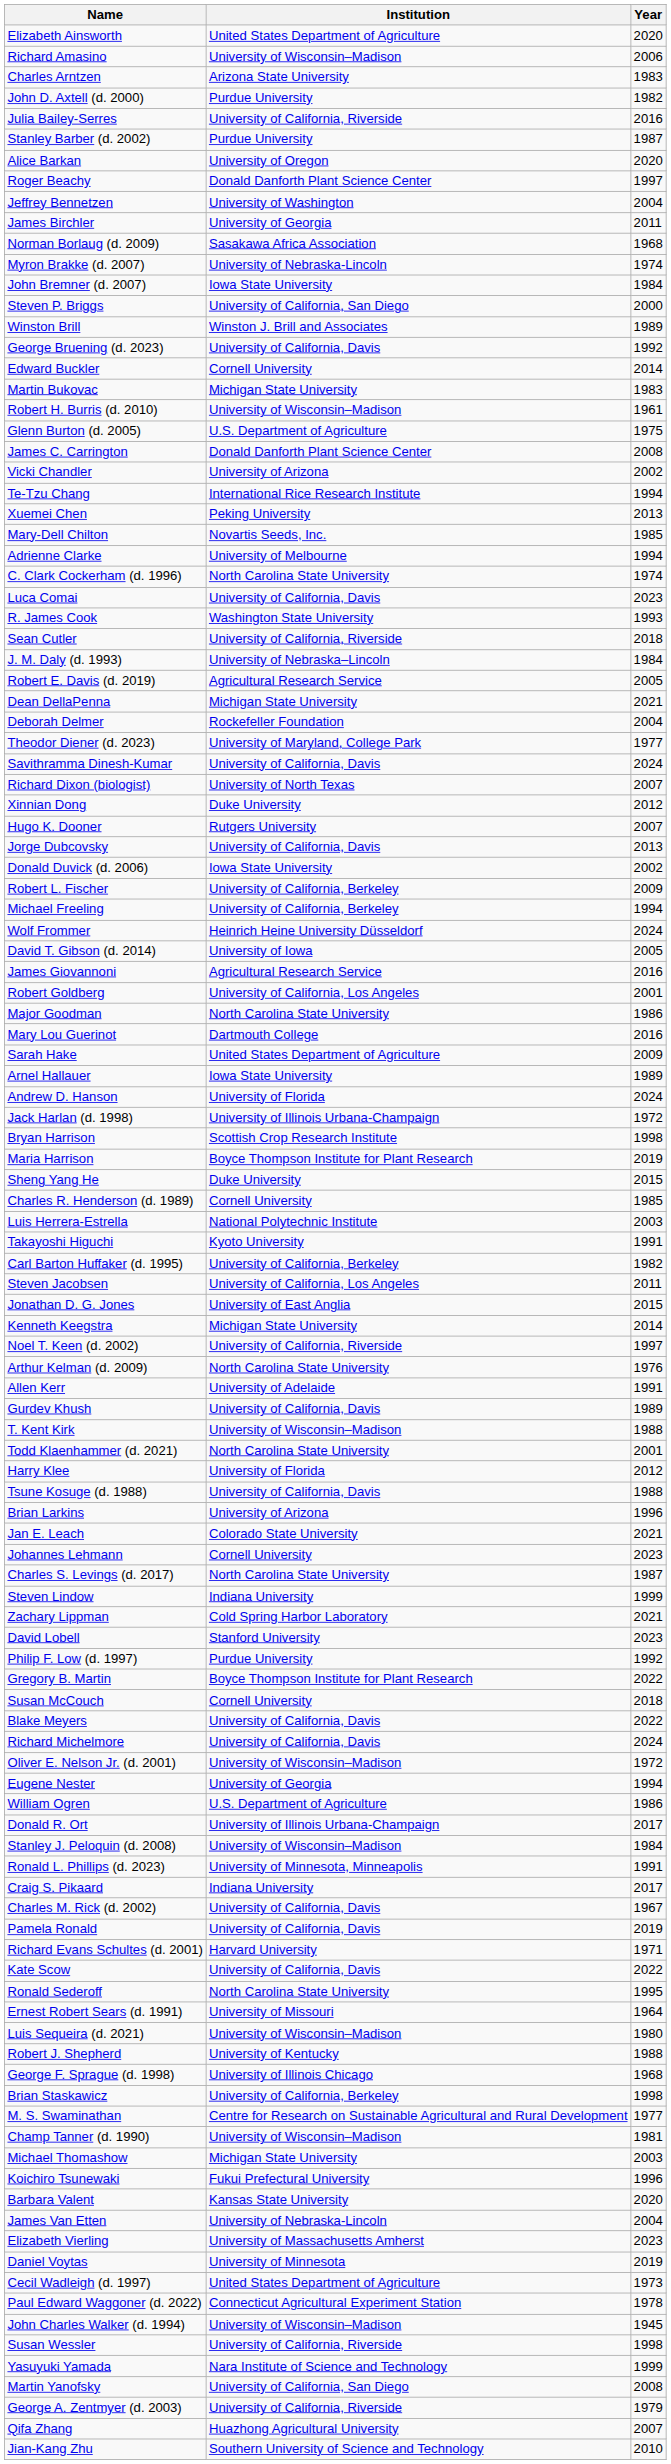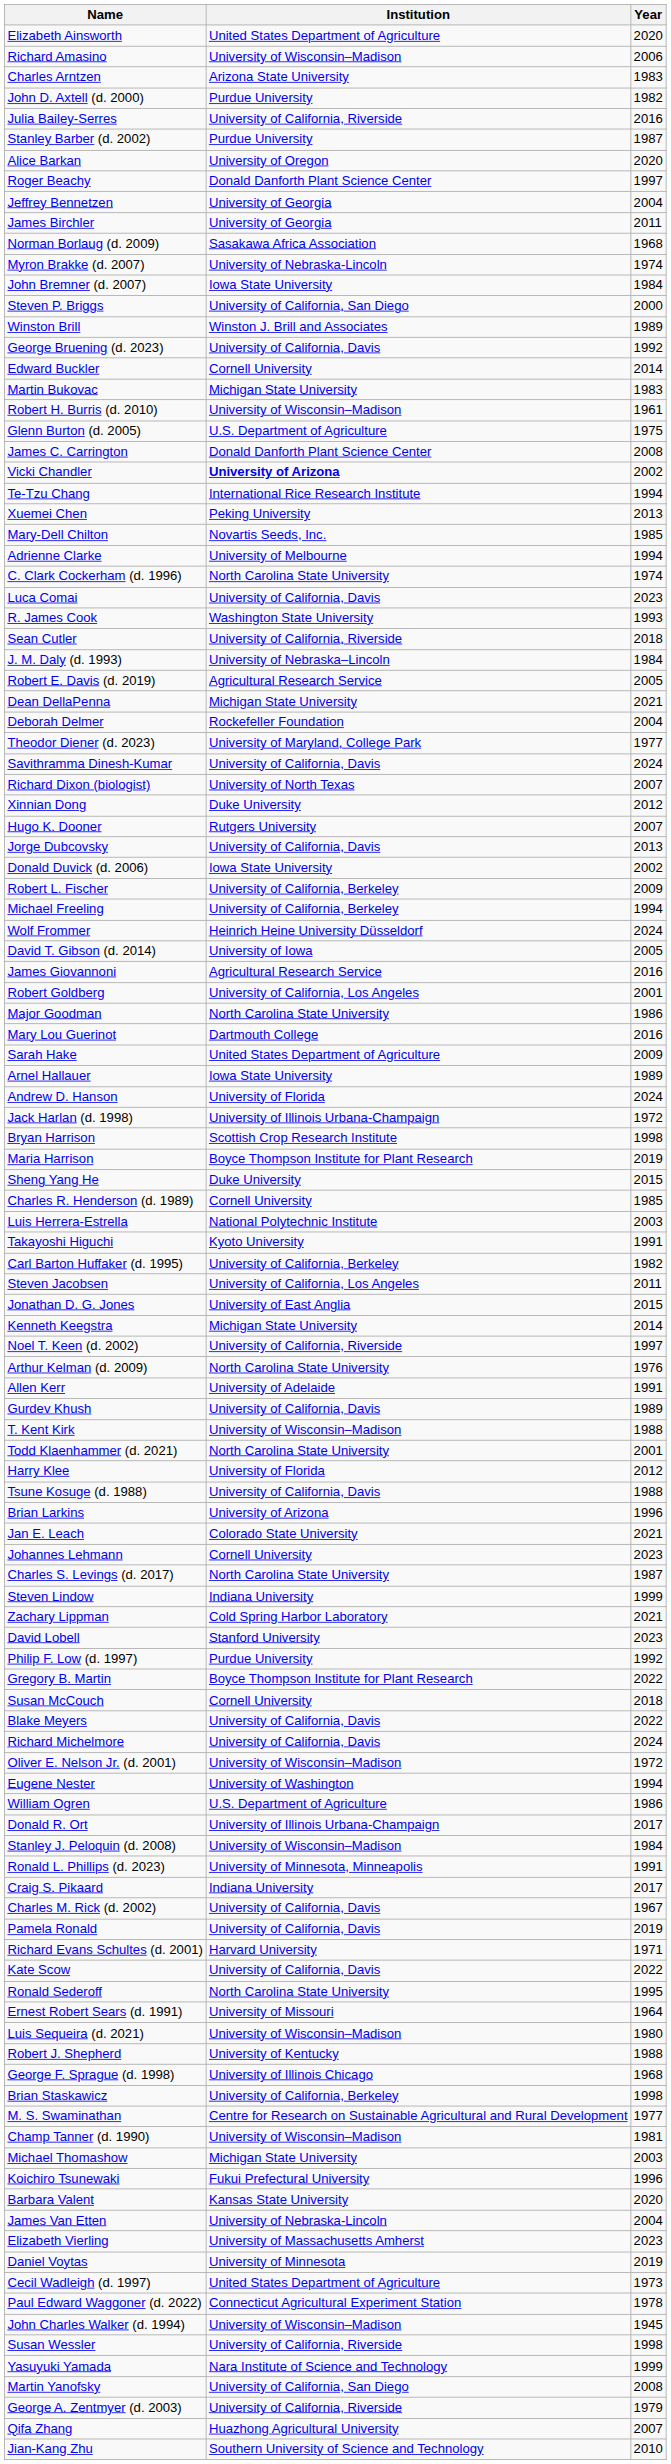(281, 202) University of Washington -> (270, 202) University of Georgia
(269, 472) normal -> (274, 472) bold
(270, 1783) University of Georgia -> (281, 1783) University of Washington
